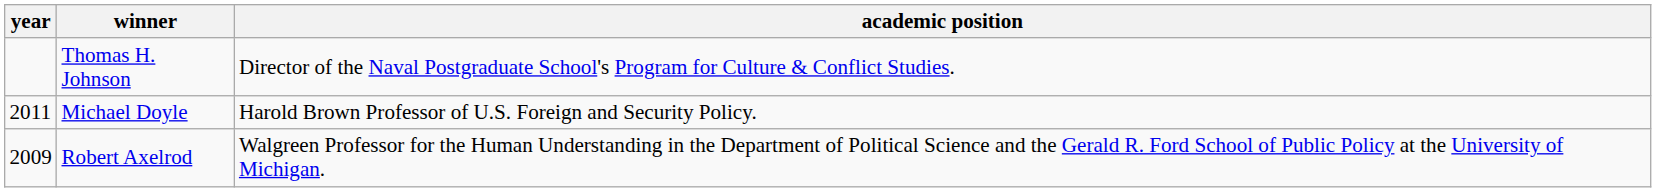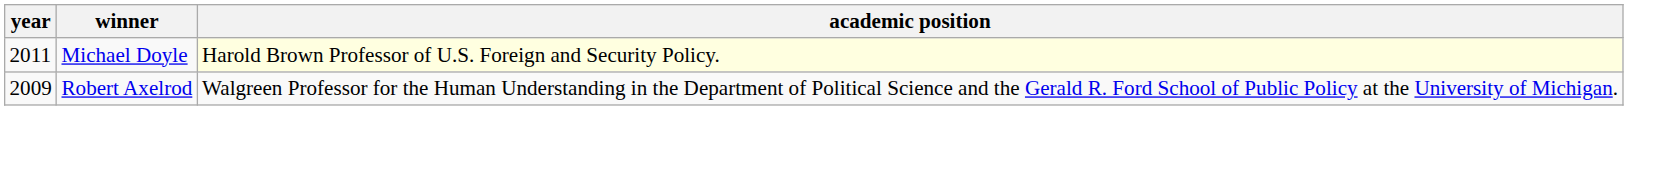- row: (108, 66)
(498, 111) no background -> (461, 54) lightyellow background
